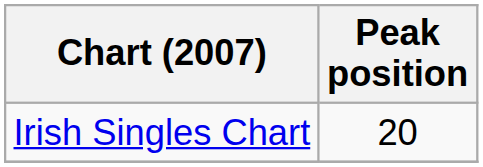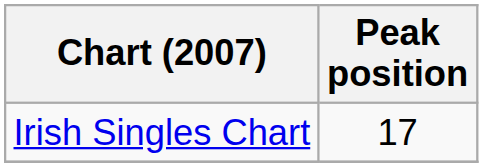(398, 131) 20 -> (398, 131) 17
